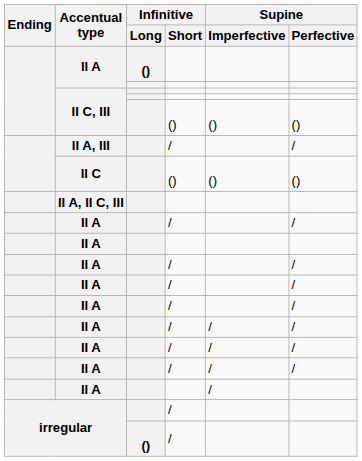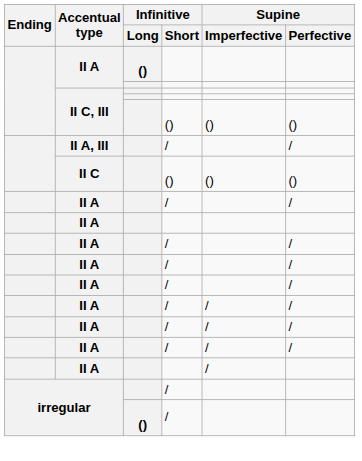- row: (91, 202)
